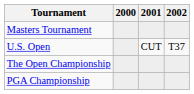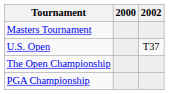- column: (151, 13)
